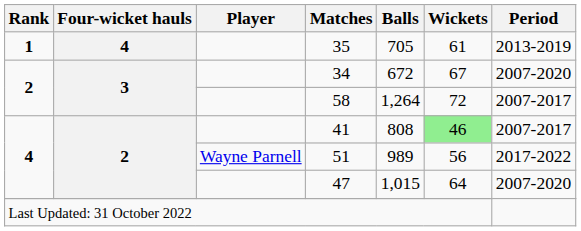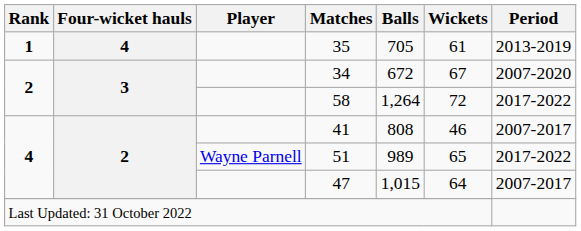(534, 101) 2007-2017 -> (534, 101) 2017-2022
(458, 128) lightgreen background -> (458, 128) no background
(458, 156) 56 -> (458, 156) 65
(534, 184) 2007-2020 -> (534, 184) 2007-2017
